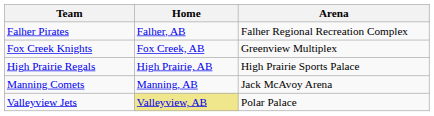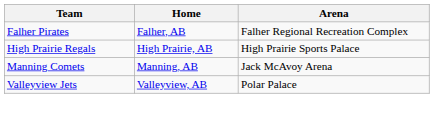- row: (50, 48)
(172, 102) khaki background -> (172, 84) no background
